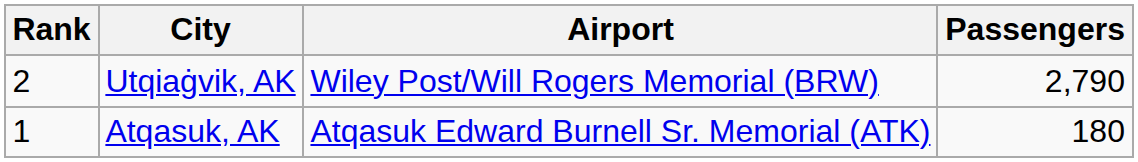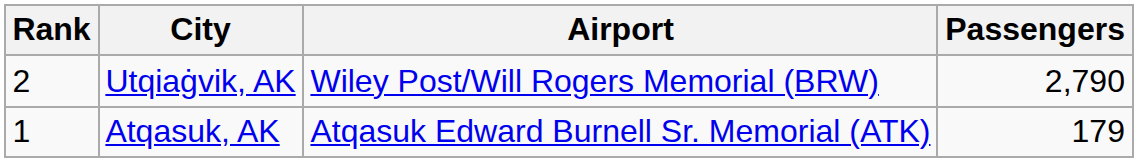(1098, 131) 180 -> (1098, 131) 179
